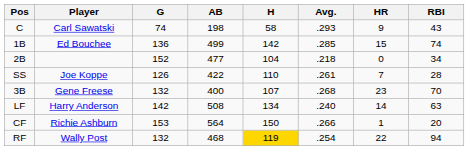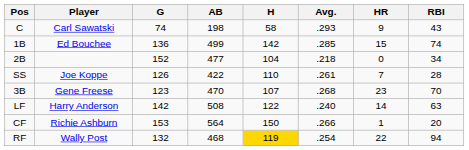(160, 91) 132 -> (160, 91) 123
(216, 91) 400 -> (216, 91) 470
(271, 106) 134 -> (271, 106) 122
